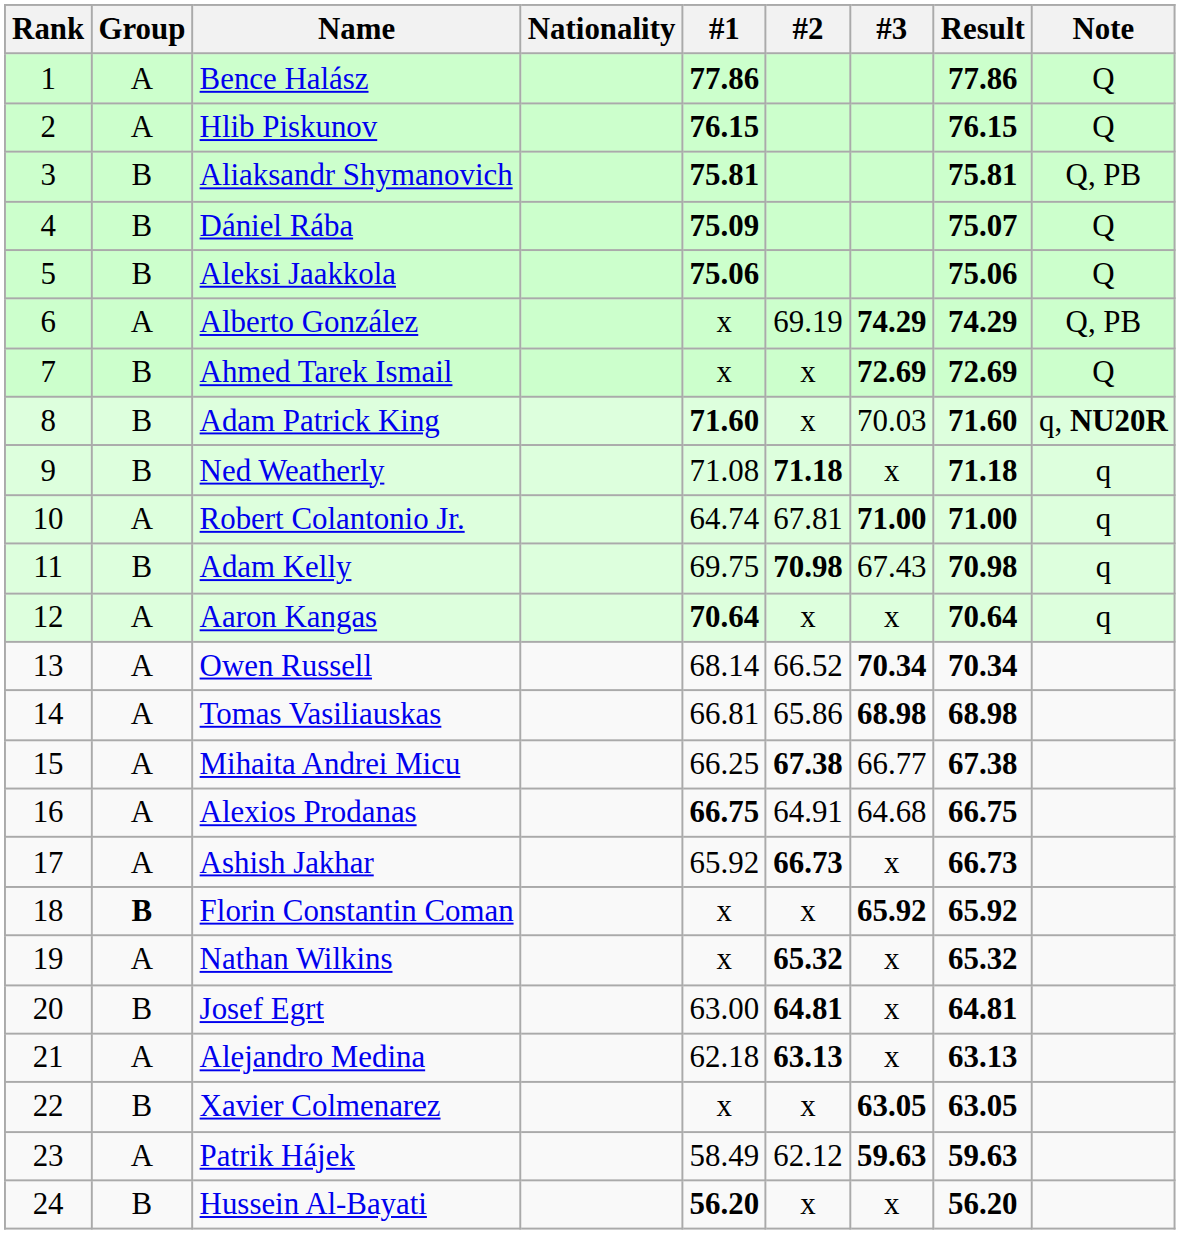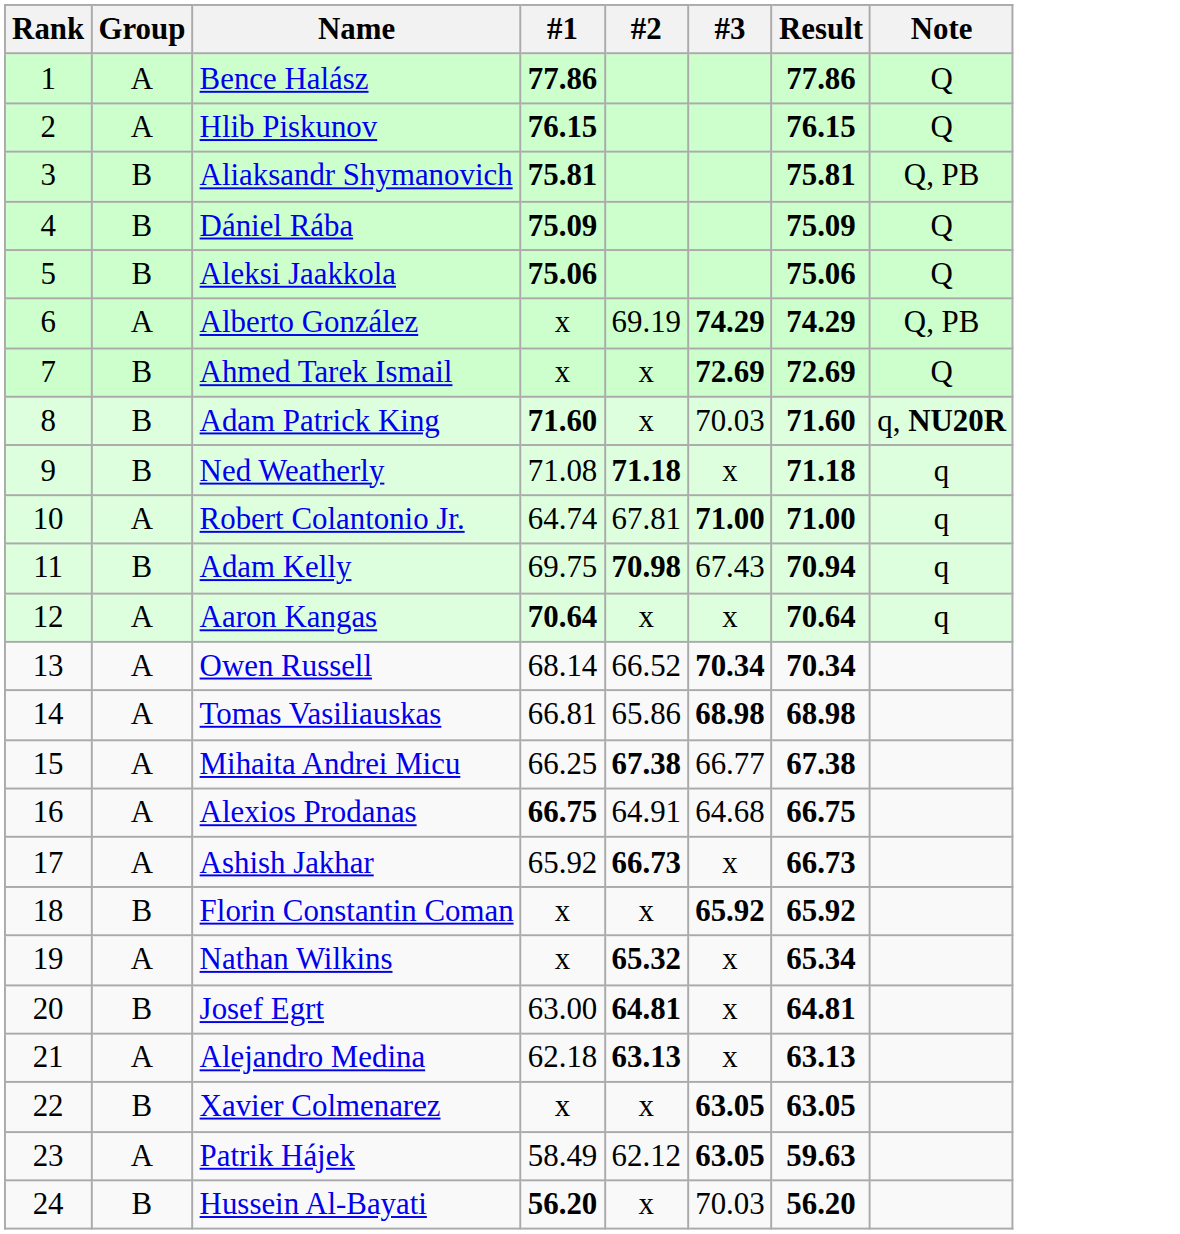- column: (602, 28)
(983, 224) 75.07 -> (821, 224) 75.09
(983, 567) 70.98 -> (821, 567) 70.94
(142, 910) bold -> (142, 910) normal
(983, 959) 65.32 -> (821, 959) 65.34
(892, 1155) 59.63 -> (730, 1155) 63.05
(892, 1204) x -> (730, 1204) 70.03
